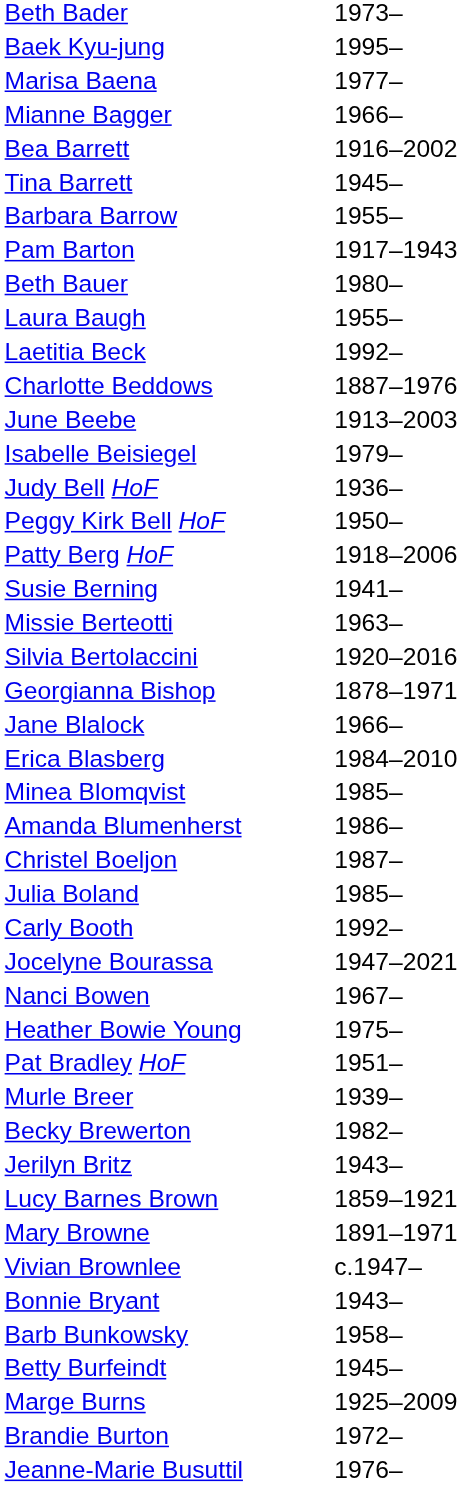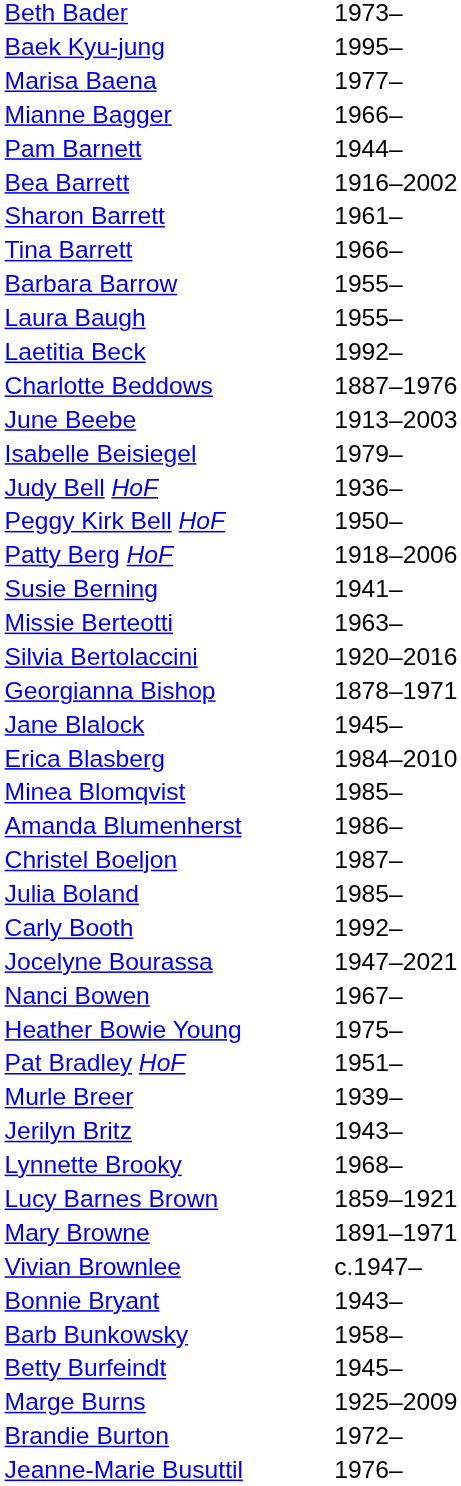+ row: (73, 148)
+ row: (85, 216)
(368, 182) 1945– -> (368, 250) 1966–
- row: (70, 250)
- row: (66, 284)
(368, 724) 1966– -> (368, 724) 1945–
- row: (98, 1131)
+ row: (93, 1165)
